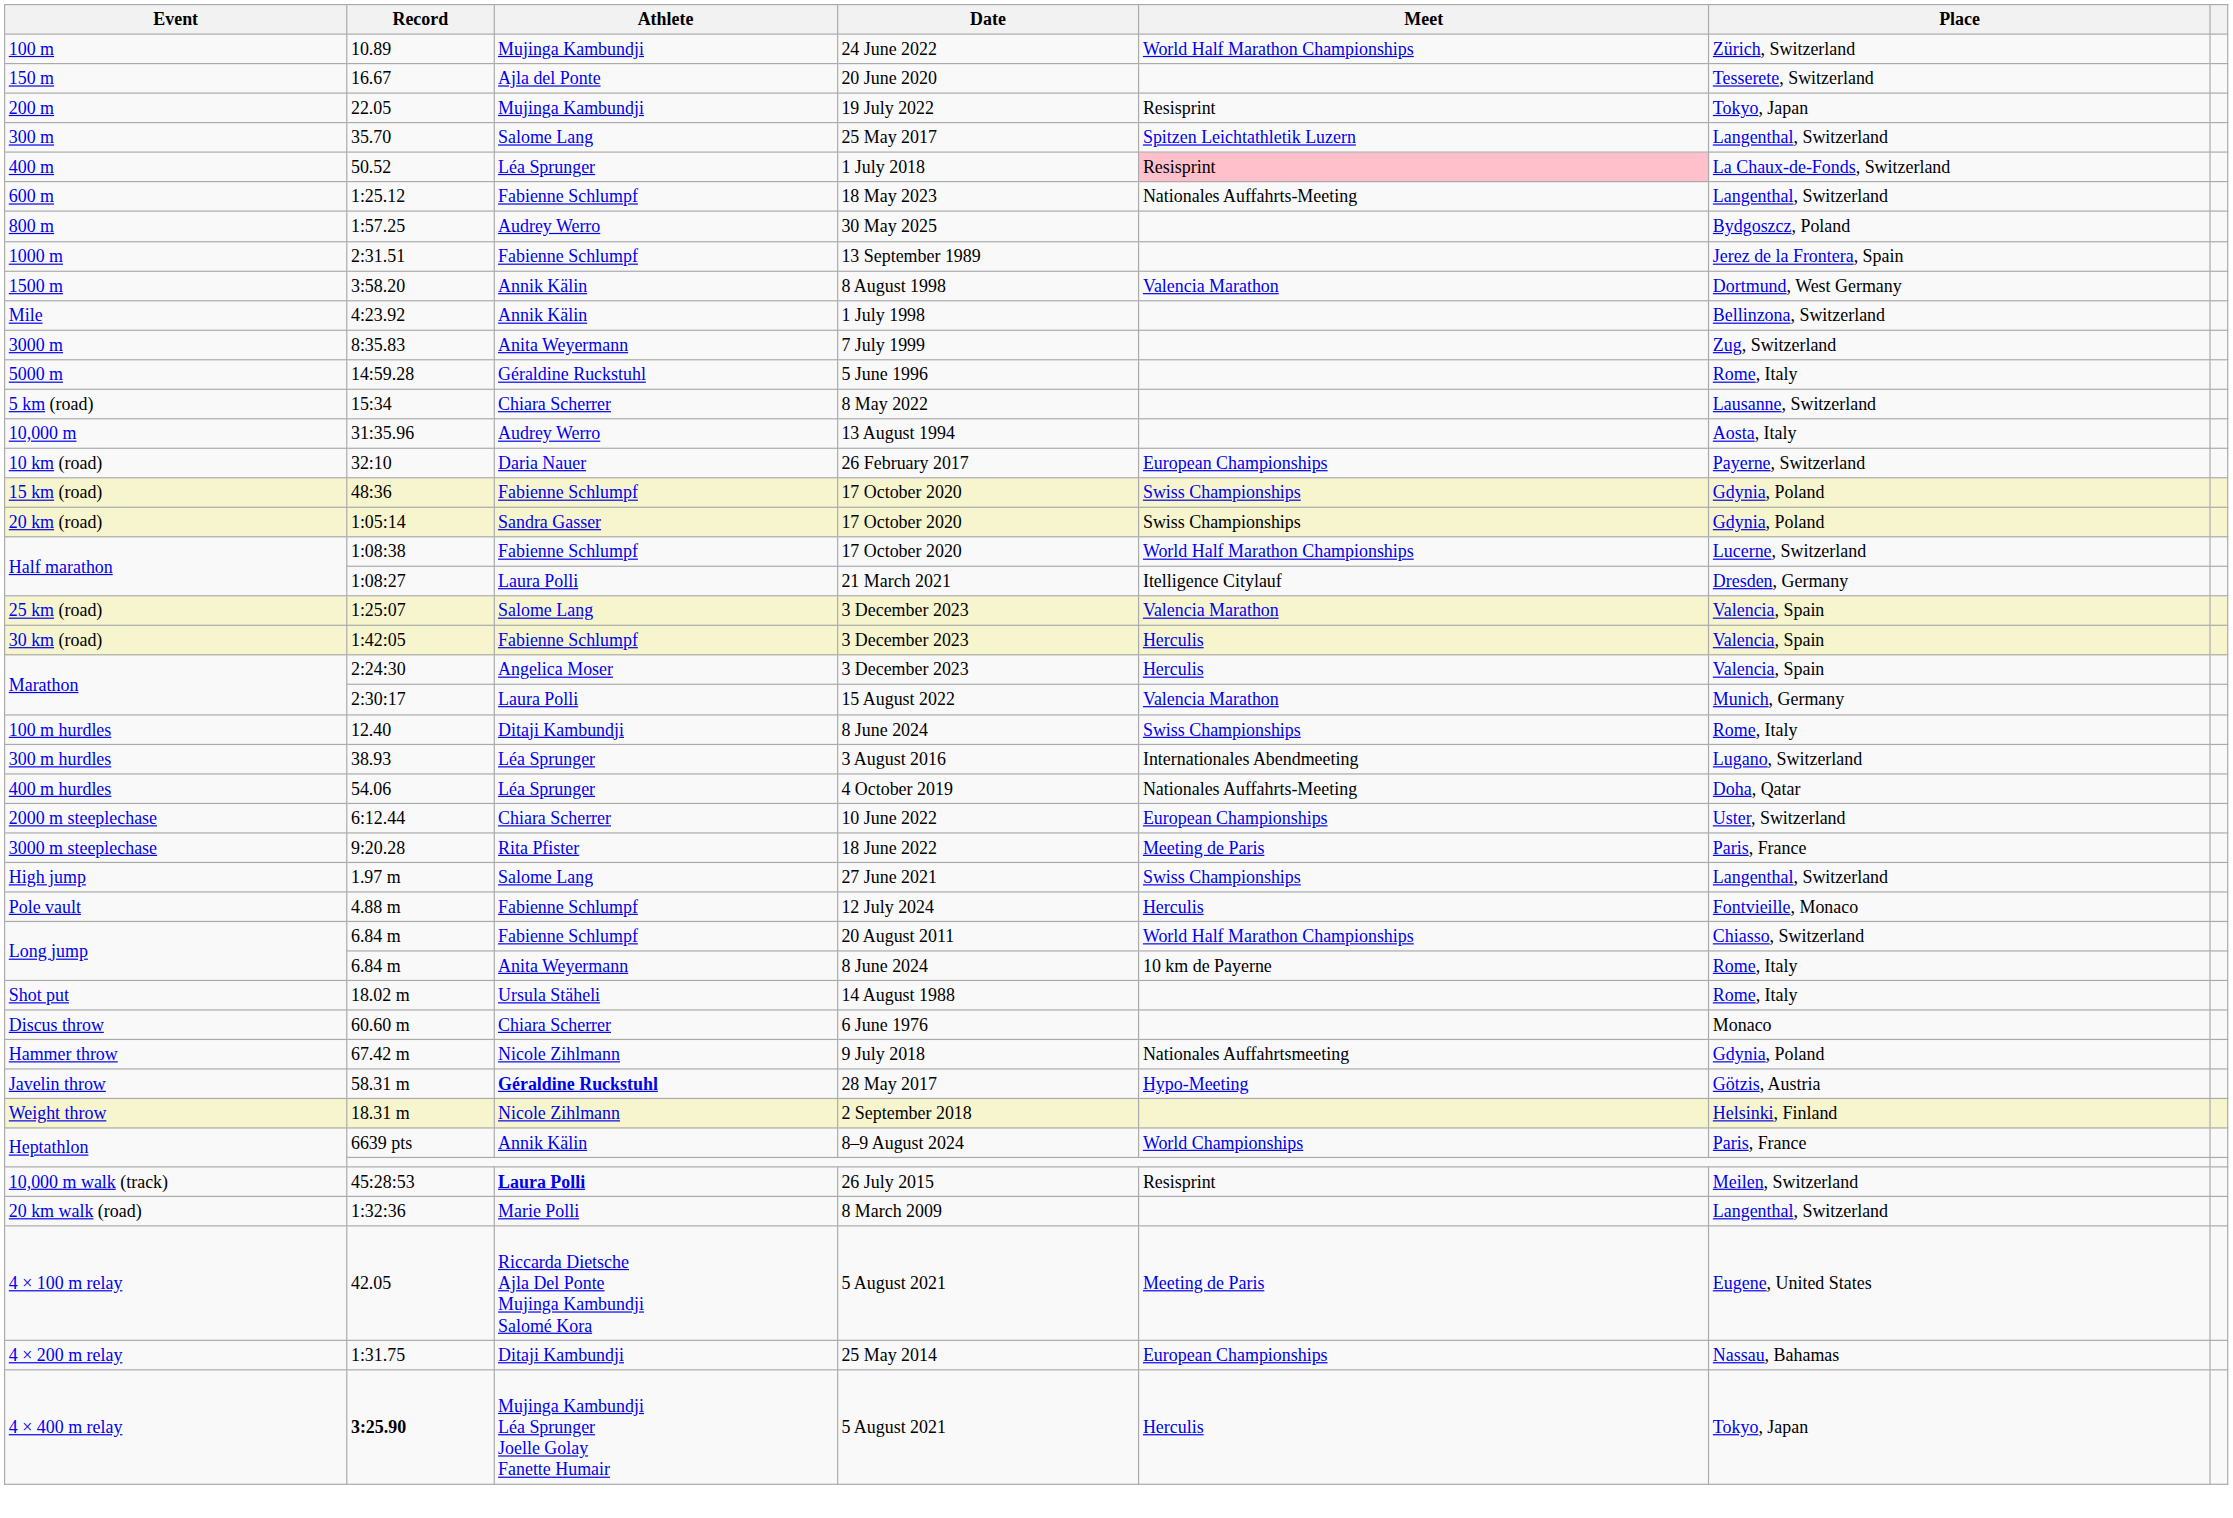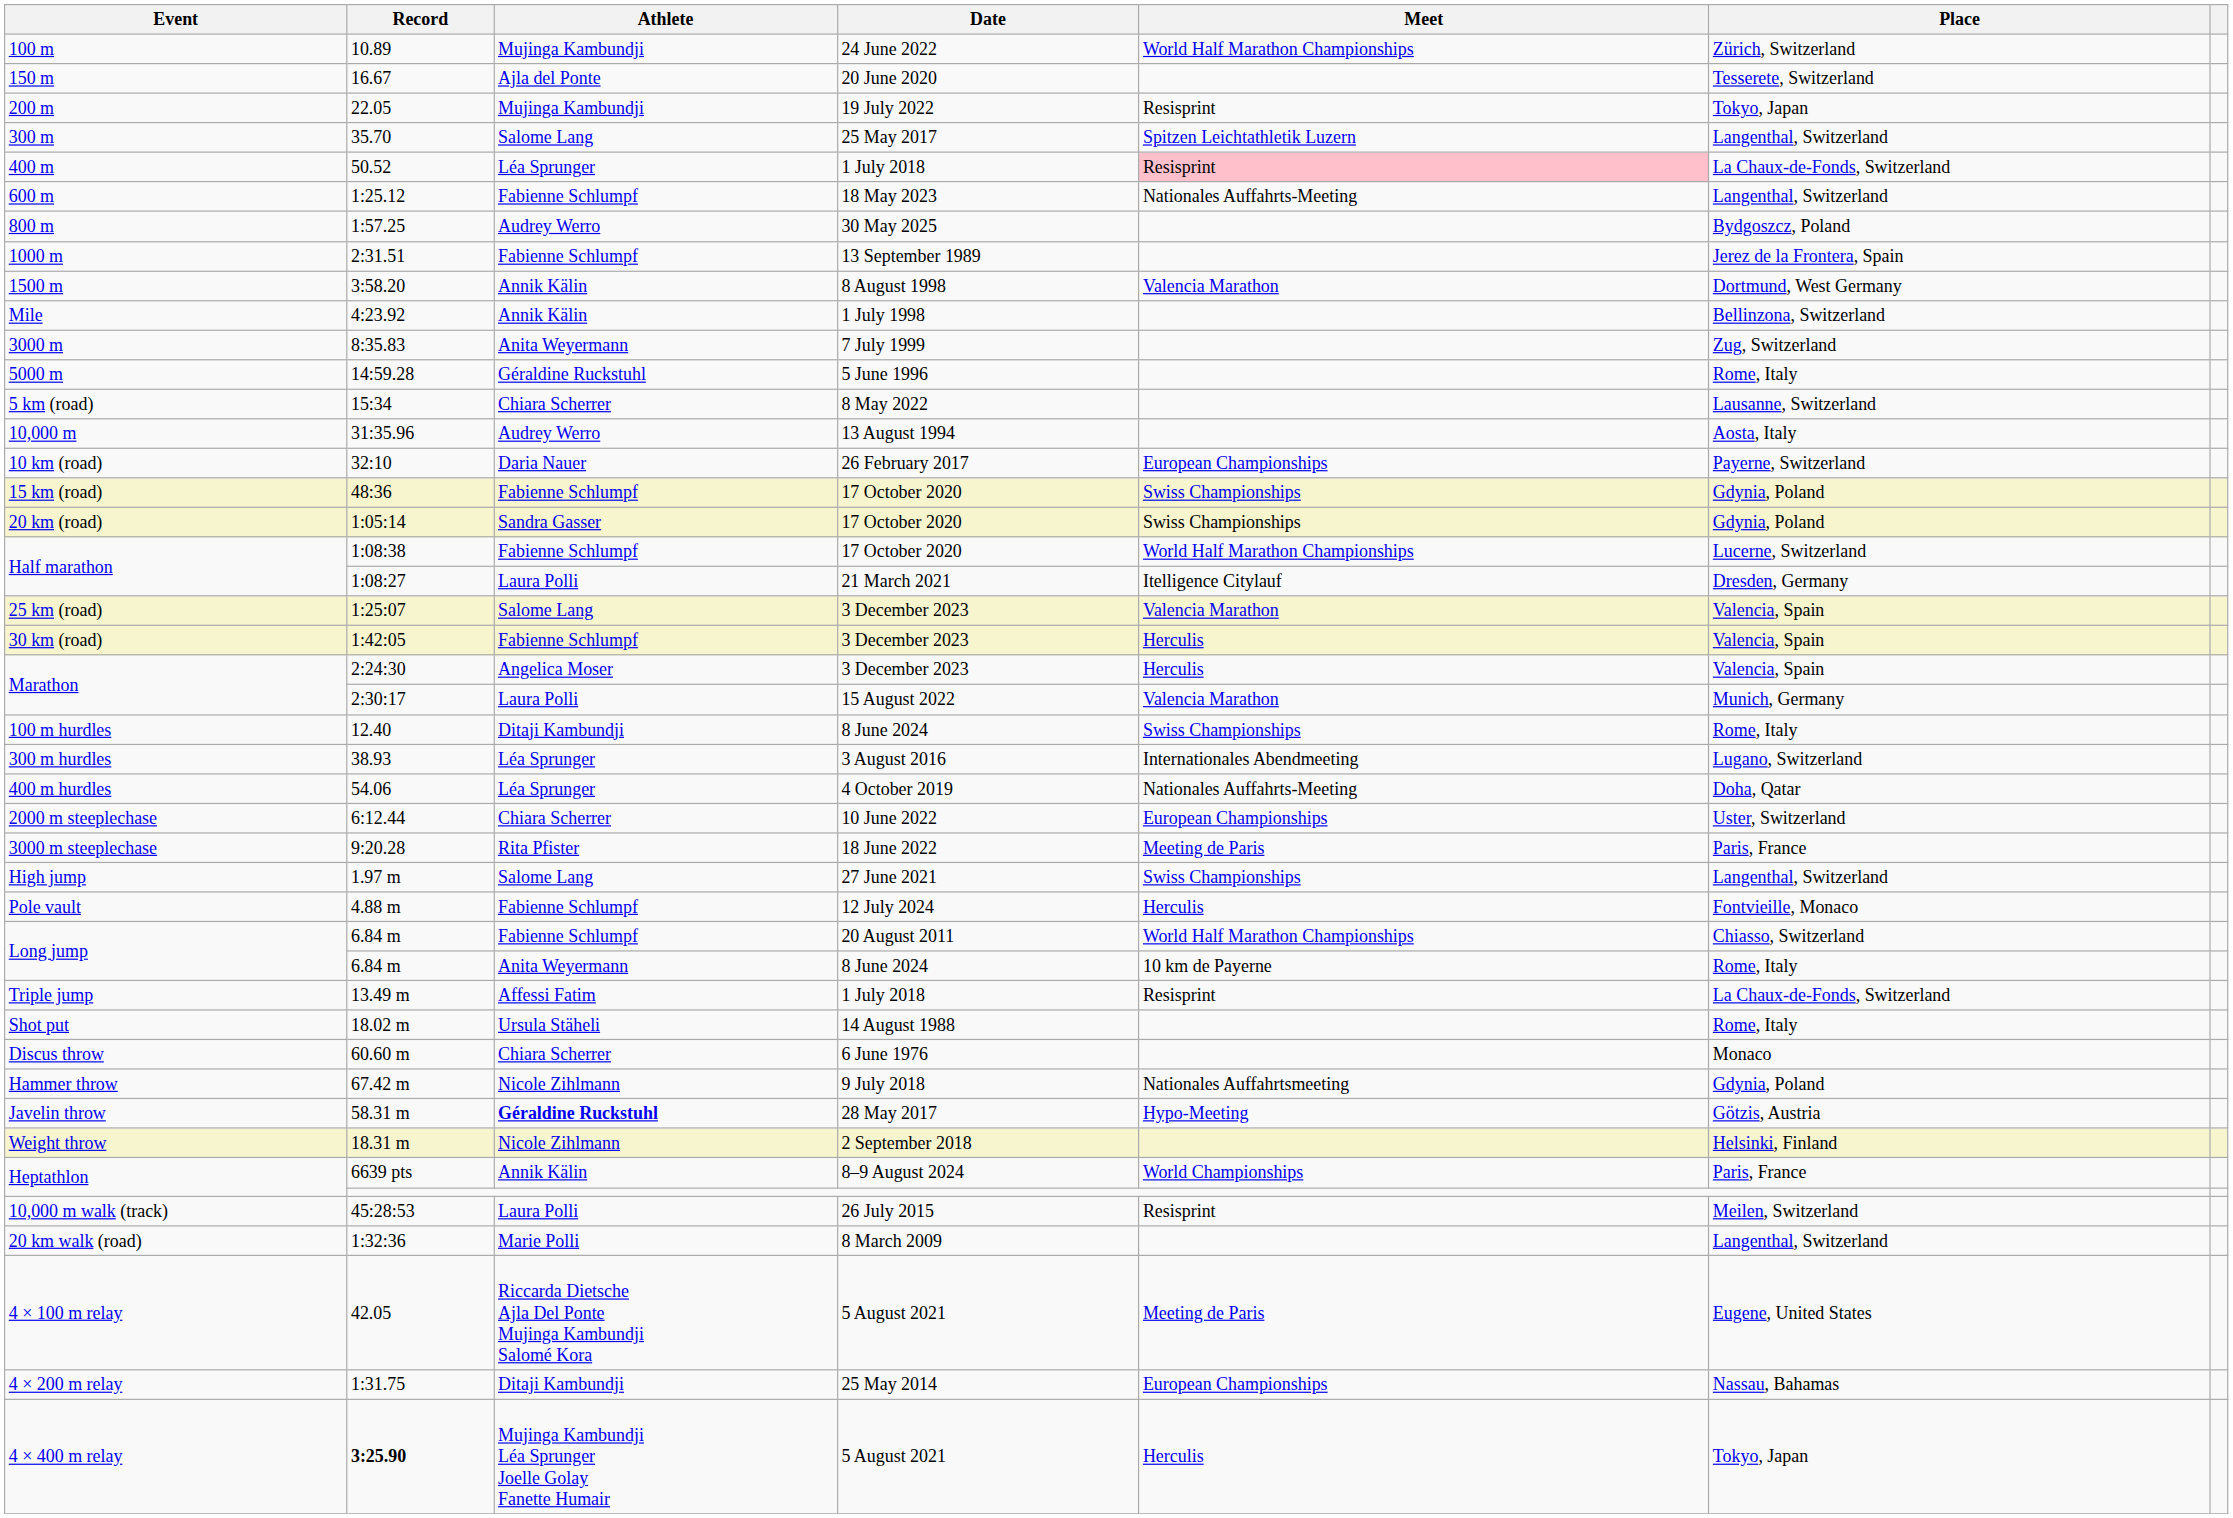+ row: (51, 995)
(542, 1181) bold -> (538, 1210) normal
